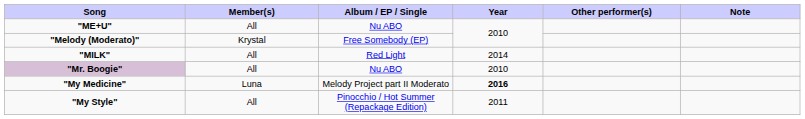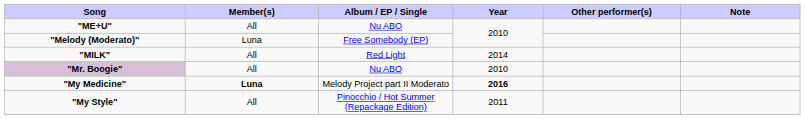(252, 40) Krystal -> (252, 40) Luna
(252, 83) normal -> (252, 83) bold
